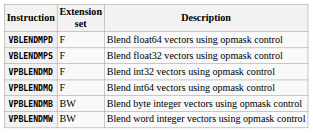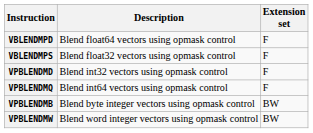columns swapped: (81, 18) <-> (206, 18)
